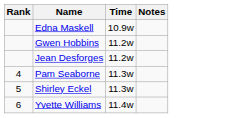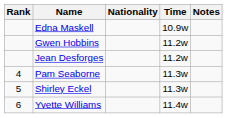+ column: (133, 12)
